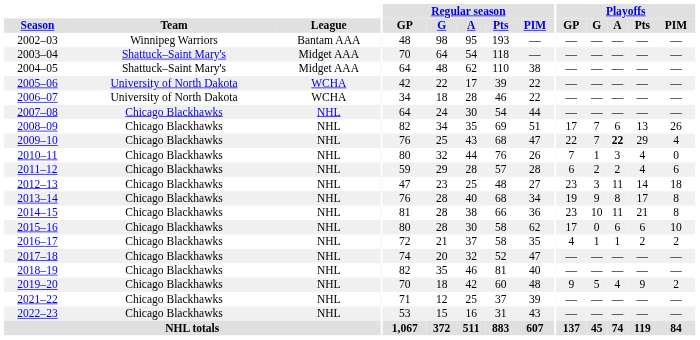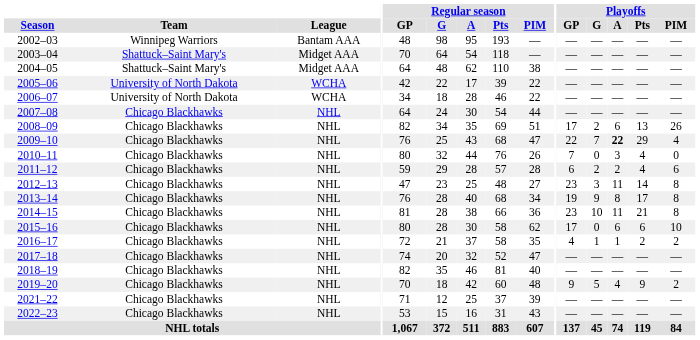(597, 126) 7 -> (597, 126) 2
(597, 155) 1 -> (597, 155) 0
(676, 184) 18 -> (676, 184) 8
